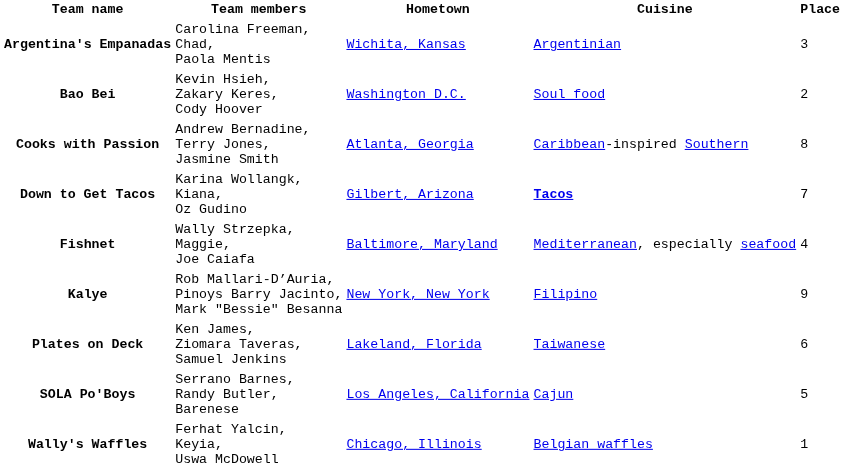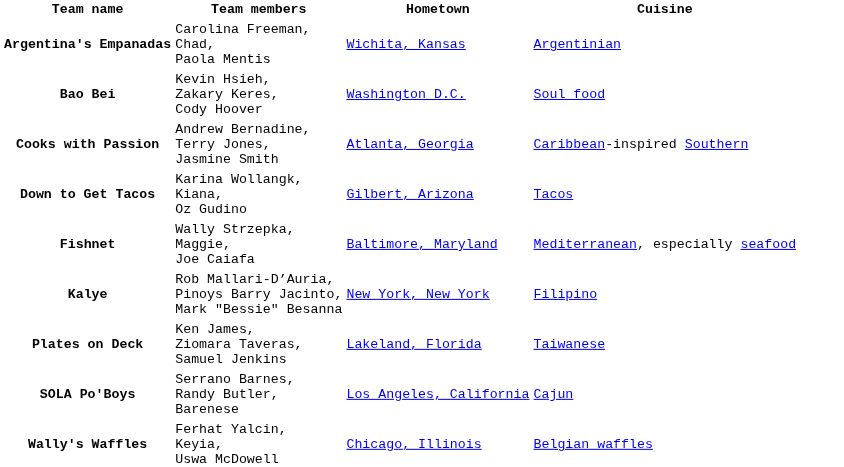- column: (820, 10)
(553, 194) bold -> (553, 194) normal
